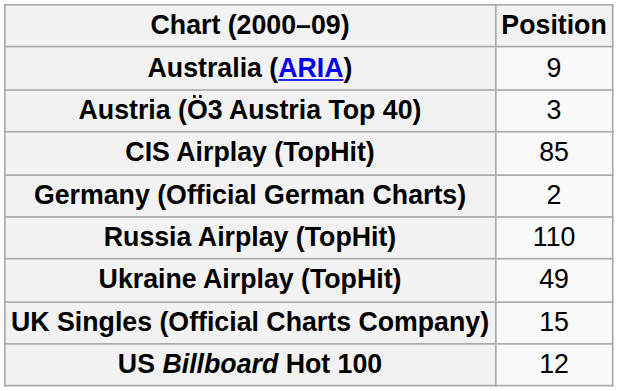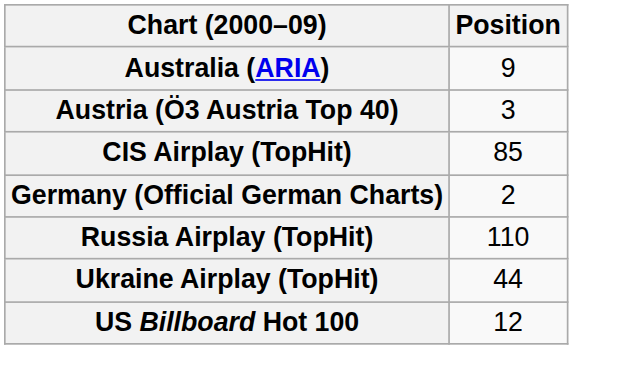(554, 279) 49 -> (508, 279) 44
- row: (250, 322)
